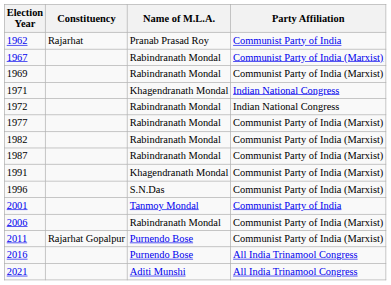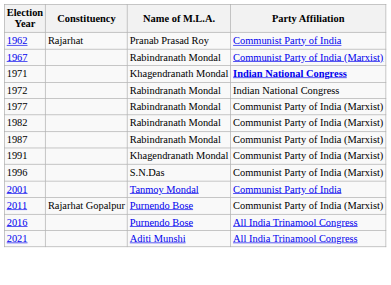- row: (17, 73)
(286, 90) normal -> (290, 73) bold
- row: (17, 222)
